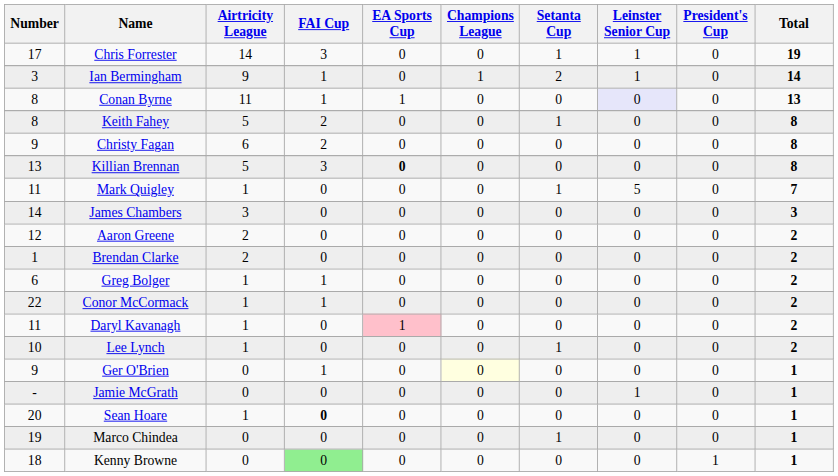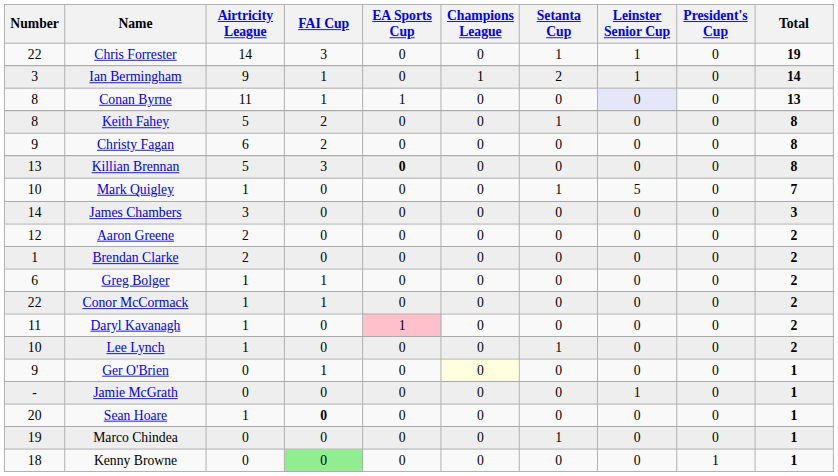(35, 54) 17 -> (35, 54) 22
(35, 190) 11 -> (35, 190) 10
